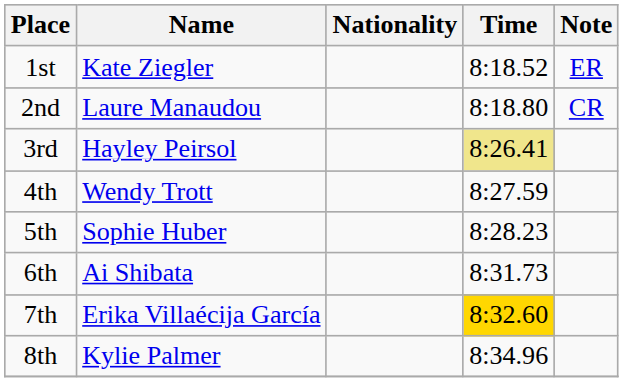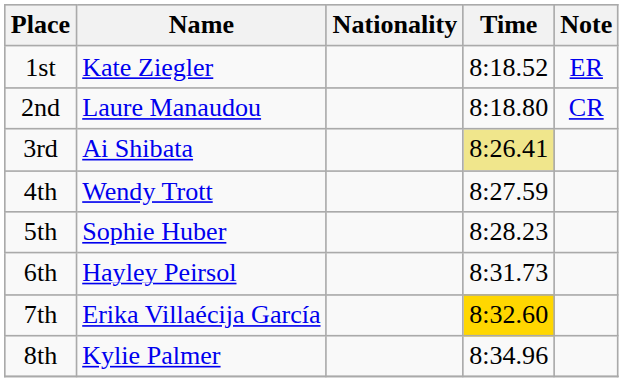(159, 149) Hayley Peirsol -> (138, 149) Ai Shibata
(138, 273) Ai Shibata -> (159, 273) Hayley Peirsol
